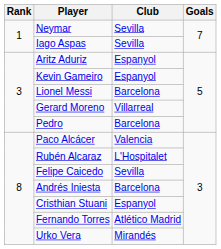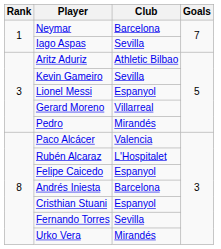(129, 28) Sevilla -> (137, 28) Barcelona
(135, 60) Espanyol -> (146, 60) Athletic Bilbao
(135, 76) Espanyol -> (129, 76) Sevilla
(137, 92) Barcelona -> (135, 92) Espanyol
(137, 124) Barcelona -> (135, 124) Mirandés
(129, 172) Sevilla -> (135, 172) Espanyol
(148, 220) Atlético Madrid -> (129, 220) Sevilla
